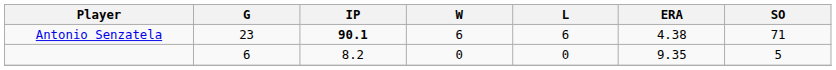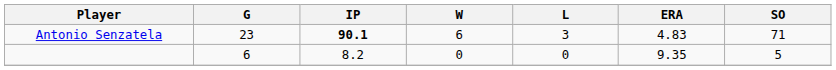(565, 35) 6 -> (565, 35) 3
(672, 35) 4.38 -> (672, 35) 4.83
